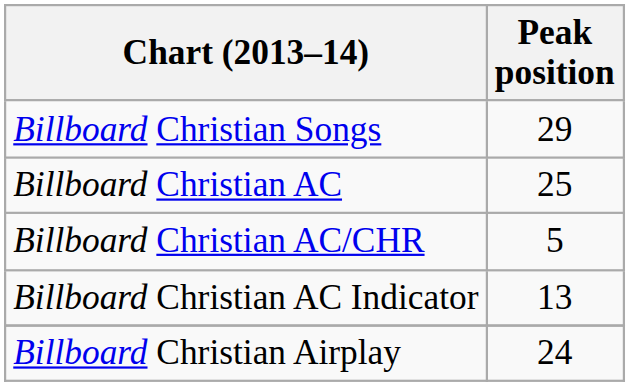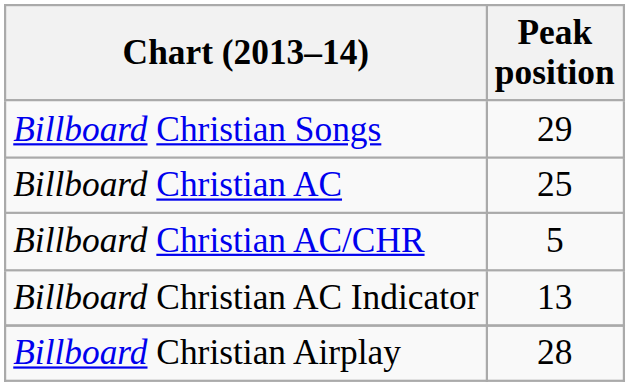(555, 352) 24 -> (555, 352) 28
